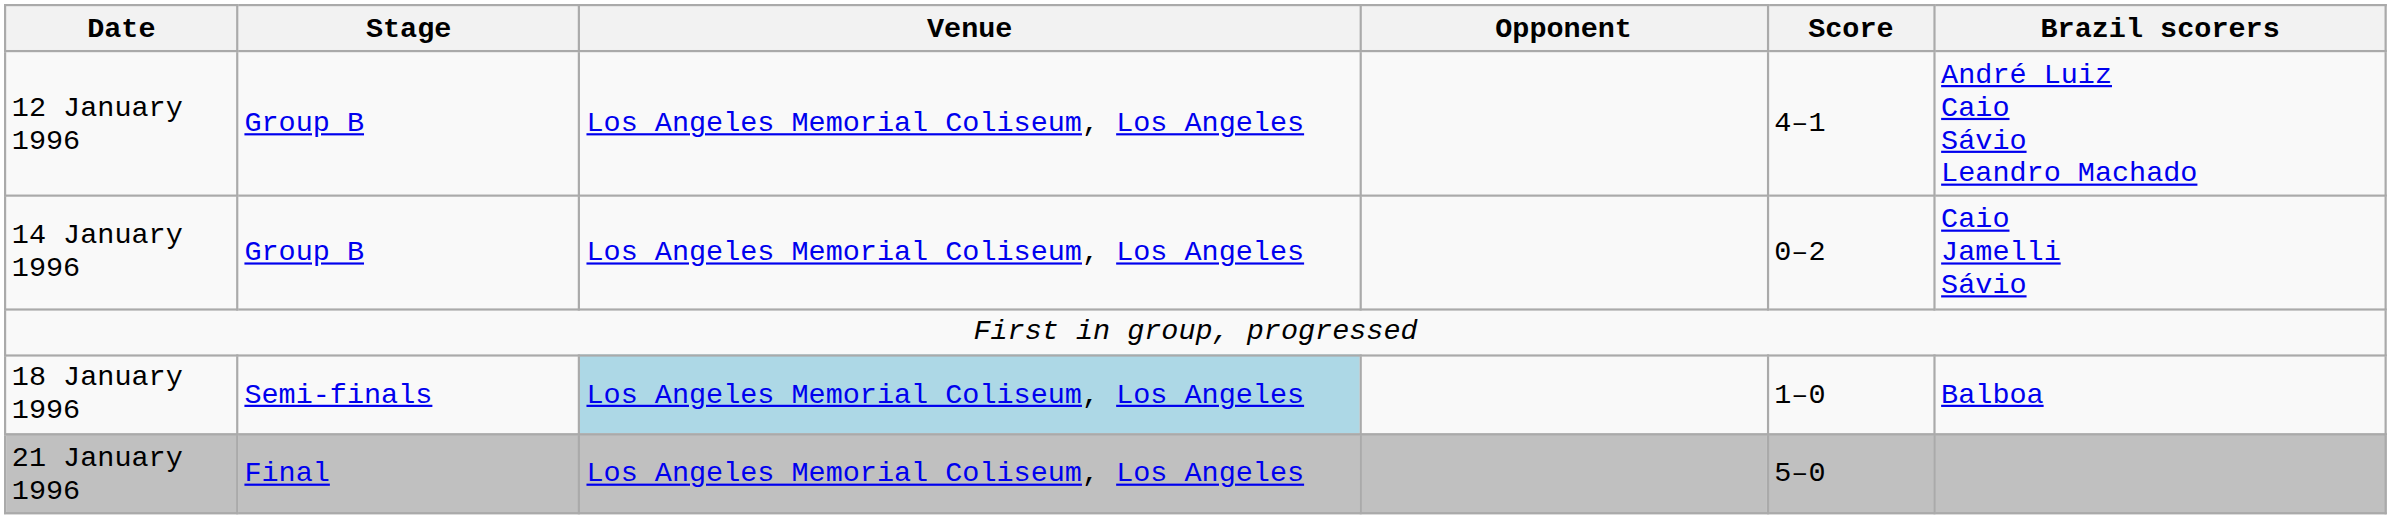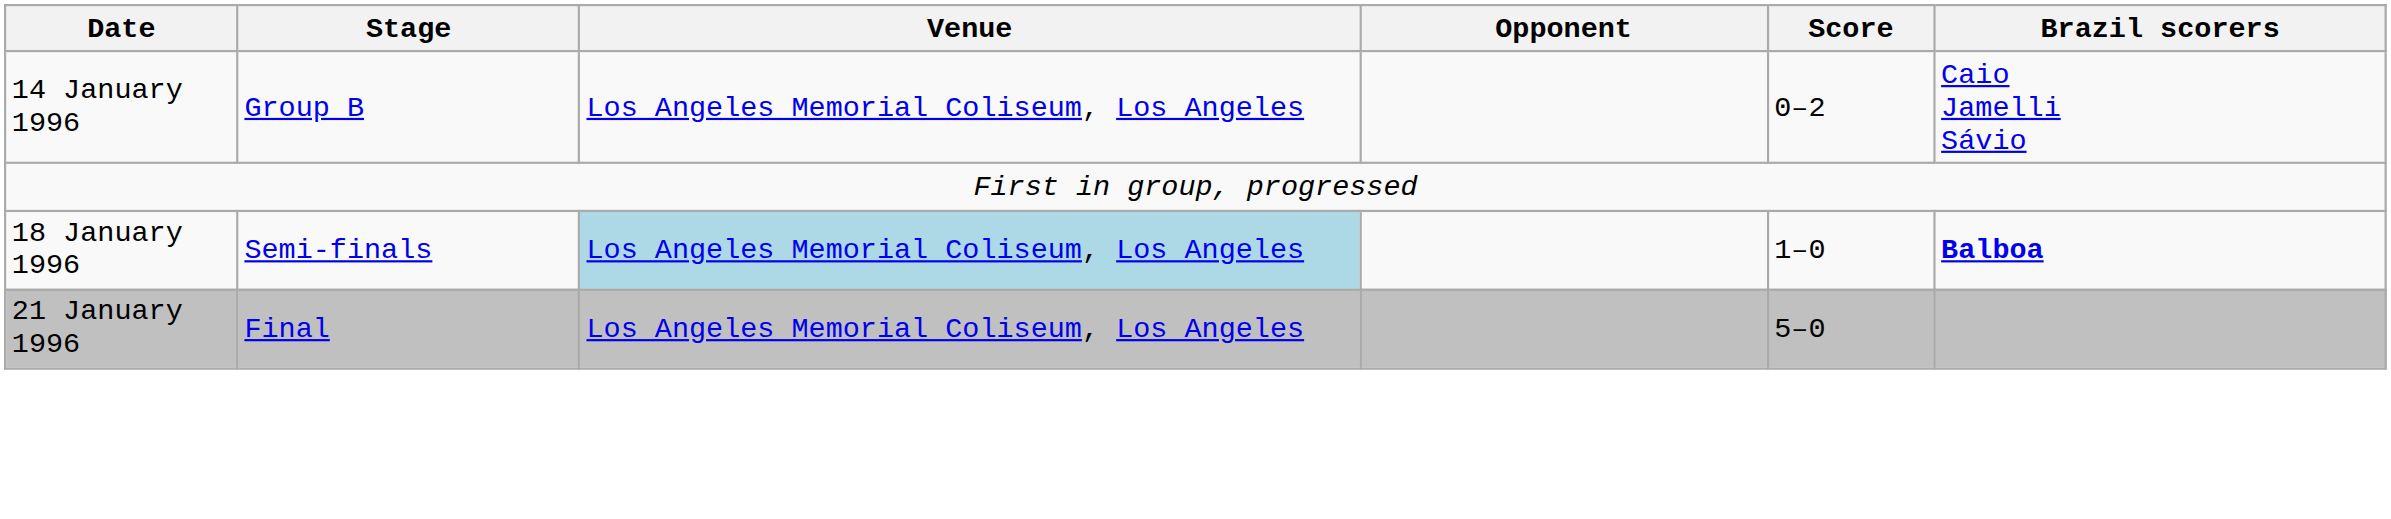- row: (97, 124)
(1992, 395) normal -> (1992, 250) bold
